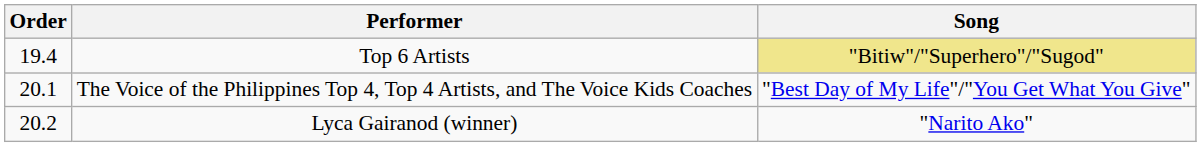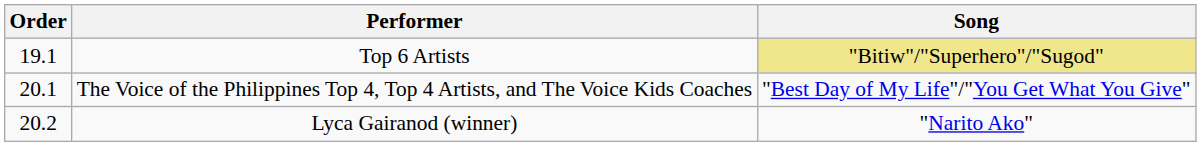(38, 55) 19.4 -> (38, 55) 19.1
